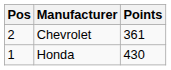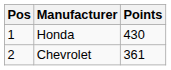rows swapped: (56, 55) <-> (64, 35)
